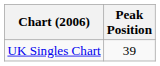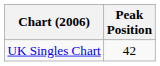(129, 50) 39 -> (129, 50) 42
